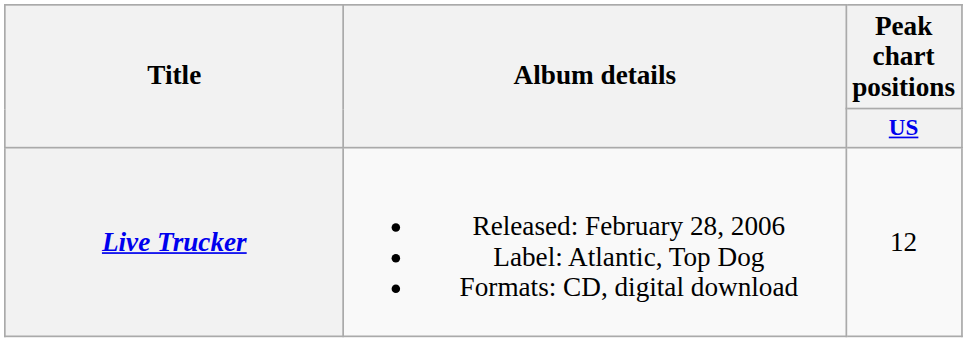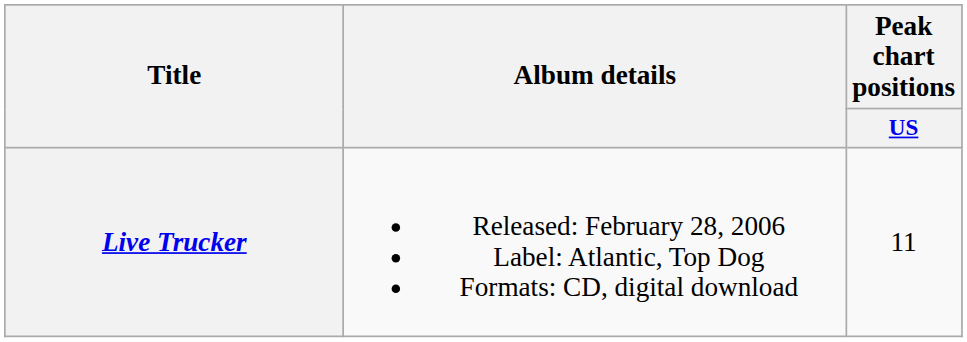(904, 241) 12 -> (904, 241) 11
